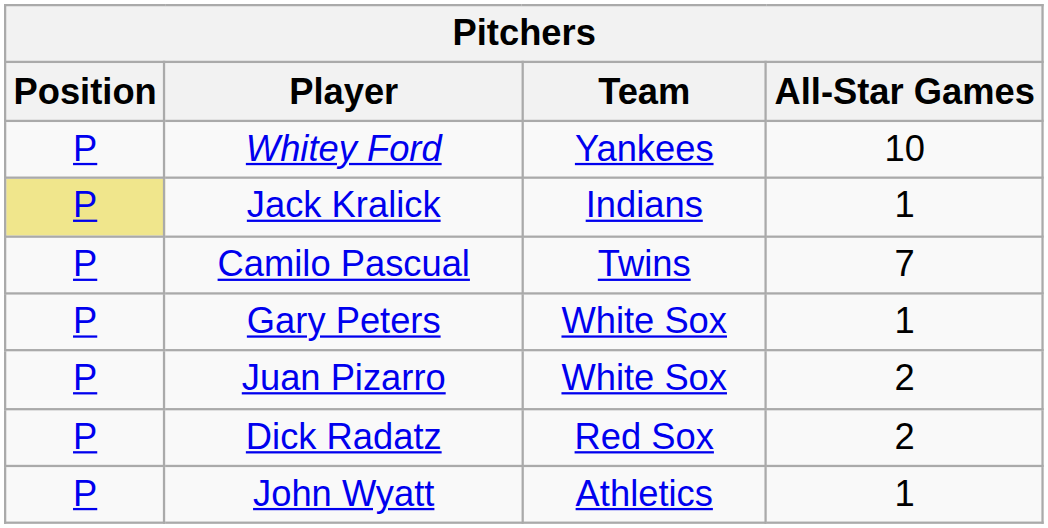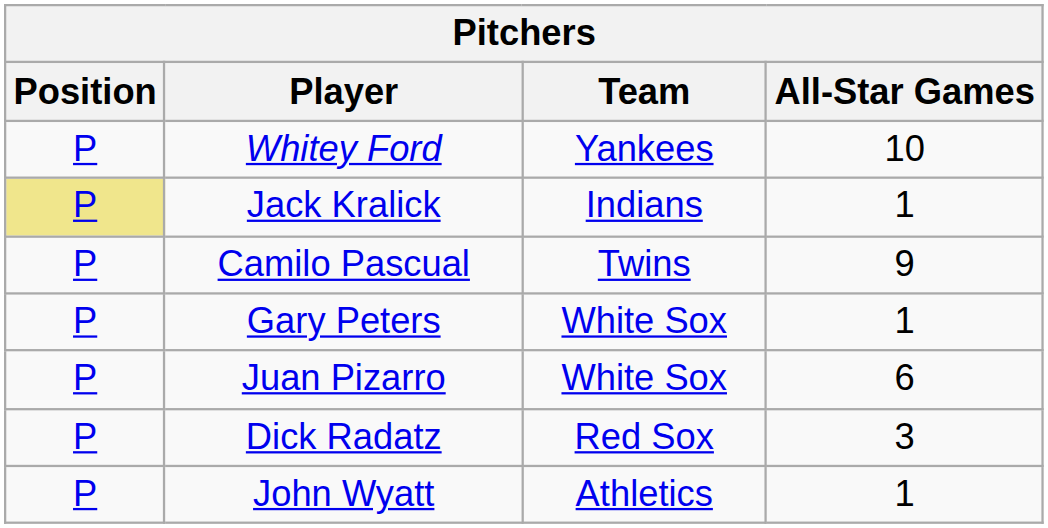(905, 263) 7 -> (905, 263) 9
(905, 378) 2 -> (905, 378) 6
(905, 436) 2 -> (905, 436) 3
